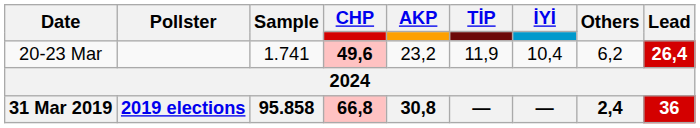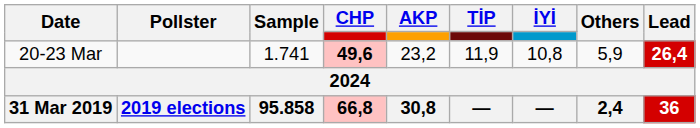(545, 53) 10,4 -> (545, 53) 10,8
(610, 53) 6,2 -> (610, 53) 5,9
